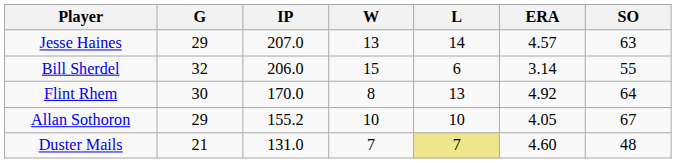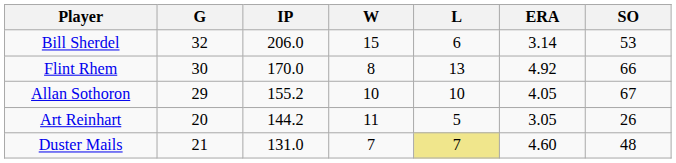- row: (81, 42)
(628, 68) 55 -> (628, 42) 53
(628, 94) 64 -> (628, 68) 66
+ row: (81, 119)
